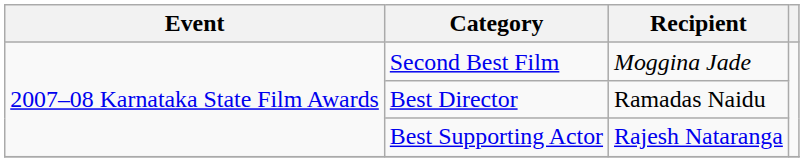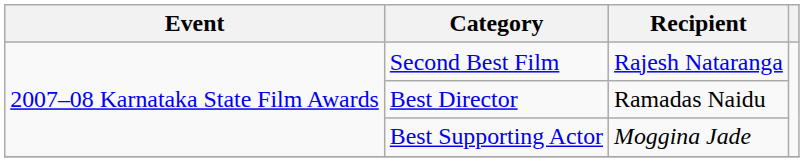(683, 61) Moggina Jade -> (698, 61) Rajesh Nataranga
(698, 136) Rajesh Nataranga -> (683, 136) Moggina Jade
